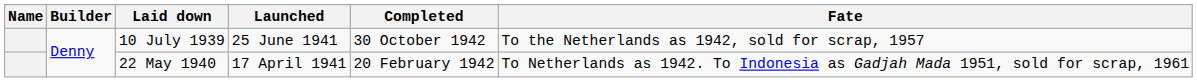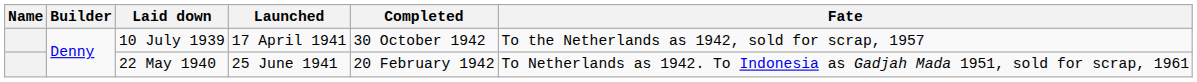(285, 40) 25 June 1941 -> (289, 40) 17 April 1941
(289, 64) 17 April 1941 -> (285, 64) 25 June 1941
